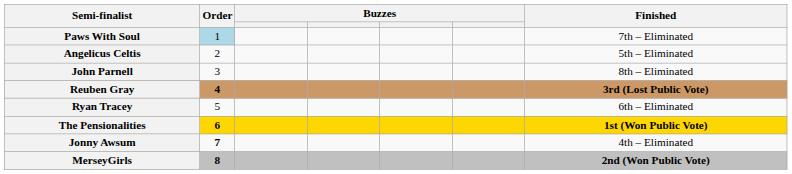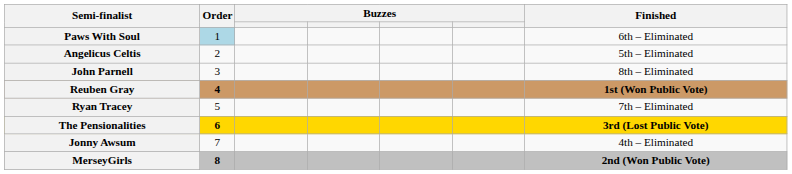(656, 36) 7th – Eliminated -> (656, 36) 6th – Eliminated
(656, 89) 3rd (Lost Public Vote) -> (656, 89) 1st (Won Public Vote)
(656, 107) 6th – Eliminated -> (656, 107) 7th – Eliminated
(656, 125) 1st (Won Public Vote) -> (656, 125) 3rd (Lost Public Vote)
(217, 142) bold -> (217, 142) normal
